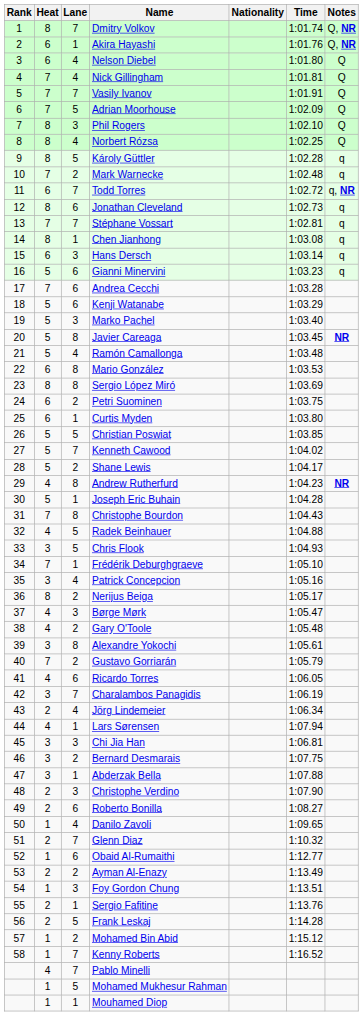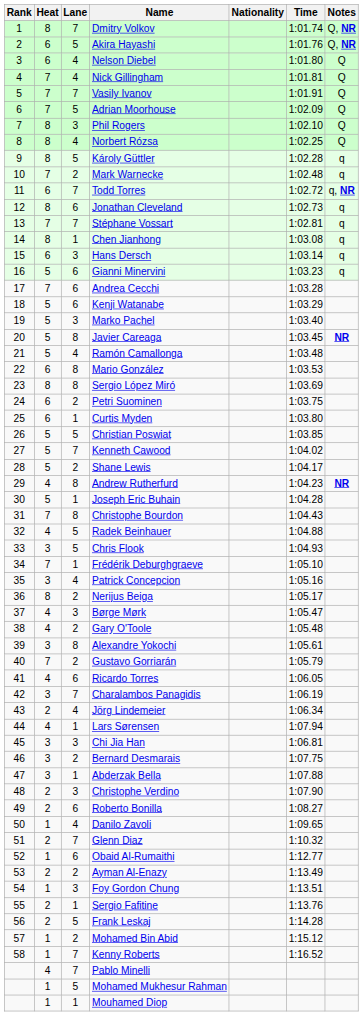(75, 45) 1 -> (75, 45) 5
